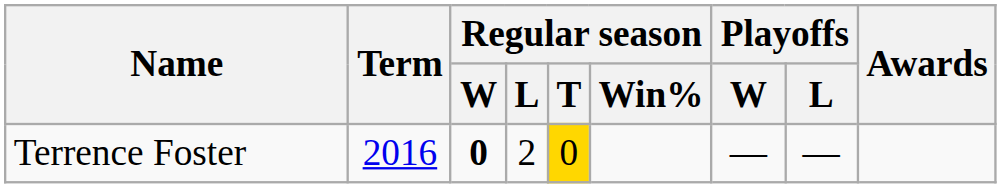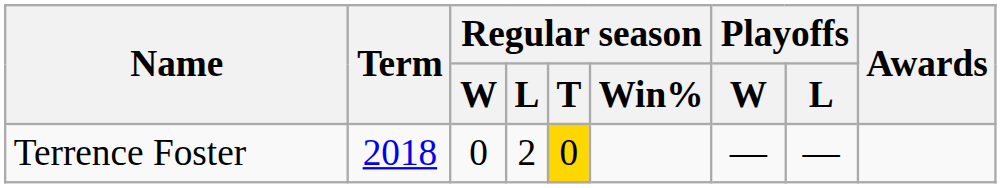(400, 152) 2016 -> (400, 152) 2018
(479, 152) bold -> (479, 152) normal
